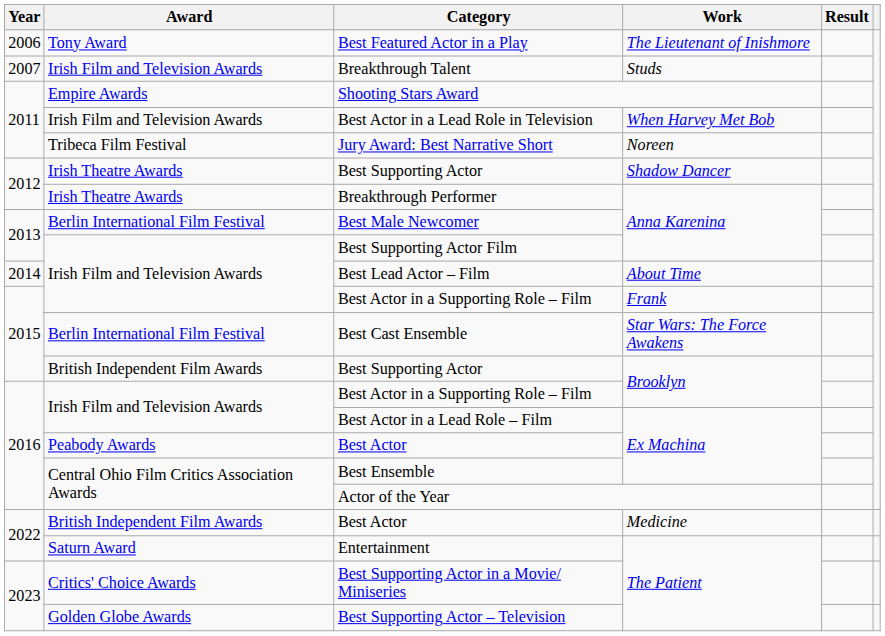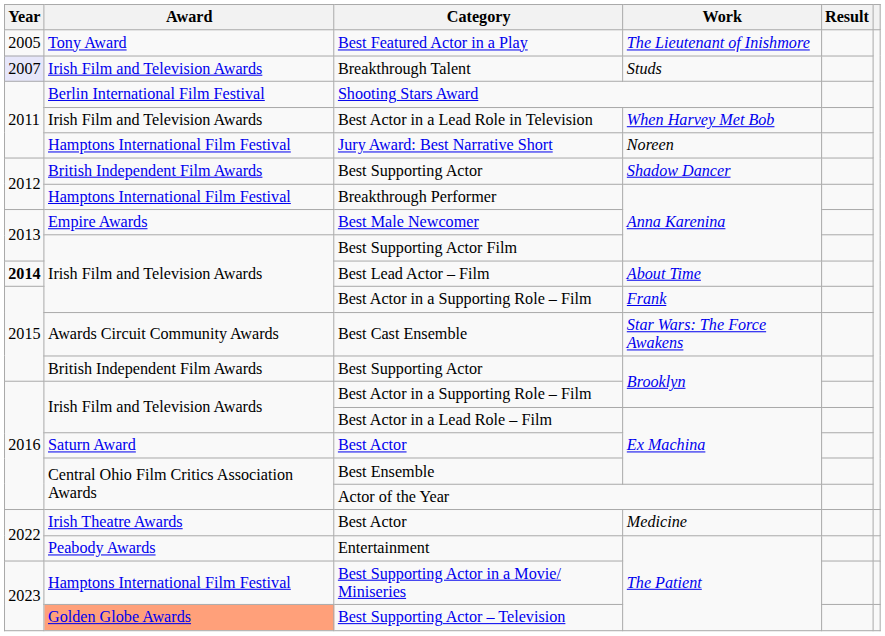(24, 42) 2006 -> (24, 42) 2005
(24, 68) no background -> (24, 68) lavender background
(98, 94) Empire Awards -> (156, 94) Berlin International Film Festival
(117, 145) Tribeca Film Festival -> (169, 145) Hamptons International Film Festival
(115, 171) Irish Theatre Awards -> (155, 171) British Independent Film Awards
(115, 196) Irish Theatre Awards -> (169, 196) Hamptons International Film Festival
(156, 222) Berlin International Film Festival -> (98, 222) Empire Awards
(24, 273) normal -> (24, 273) bold
(156, 333) Berlin International Film Festival -> (163, 333) Awards Circuit Community Awards
(102, 445) Peabody Awards -> (92, 445) Saturn Award
(155, 522) British Independent Film Awards -> (115, 522) Irish Theatre Awards
(92, 548) Saturn Award -> (102, 548) Peabody Awards
(122, 582) Critics' Choice Awards -> (169, 582) Hamptons International Film Festival
(120, 617) no background -> (120, 617) lightsalmon background
